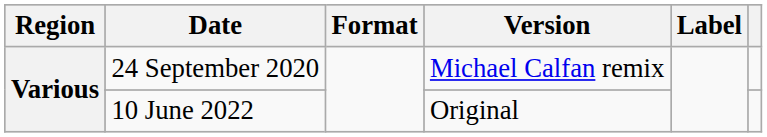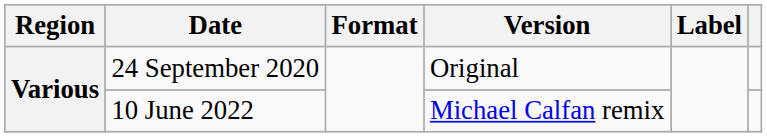(547, 68) Michael Calfan remix -> (474, 68) Original
(474, 110) Original -> (547, 110) Michael Calfan remix
